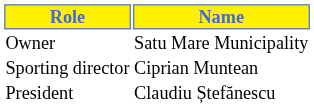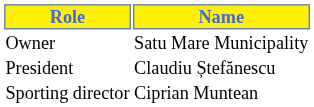rows swapped: (39, 93) <-> (67, 68)
